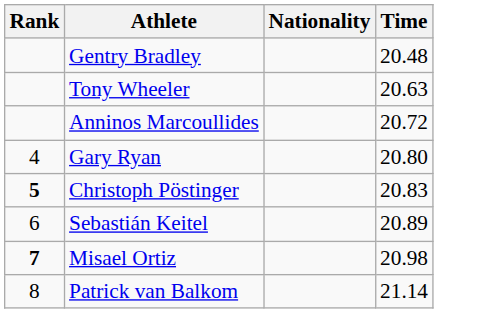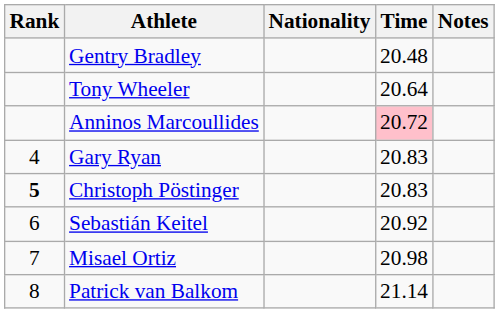+ column: (463, 21)
(404, 88) 20.63 -> (404, 88) 20.64
(404, 122) no background -> (404, 122) pink background
(404, 156) 20.80 -> (404, 156) 20.83
(404, 223) 20.89 -> (404, 223) 20.92
(34, 257) bold -> (34, 257) normal
